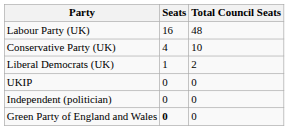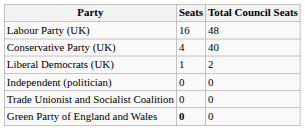(197, 47) 10 -> (214, 47) 40
- row: (20, 82)
+ row: (90, 99)
